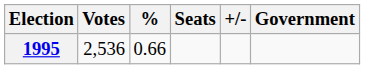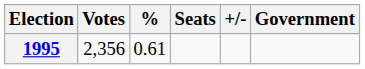(104, 48) 2,536 -> (104, 48) 2,356
(150, 48) 0.66 -> (150, 48) 0.61
